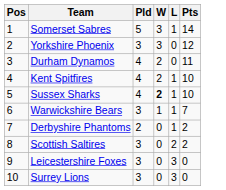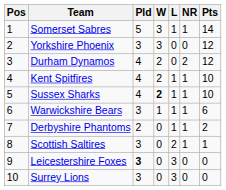+ column: (190, 12)
(188, 62) 11 -> (208, 62) 12
(185, 111) 7 -> (205, 111) 6
(185, 144) 2 -> (205, 144) 1
(138, 161) normal -> (138, 161) bold
